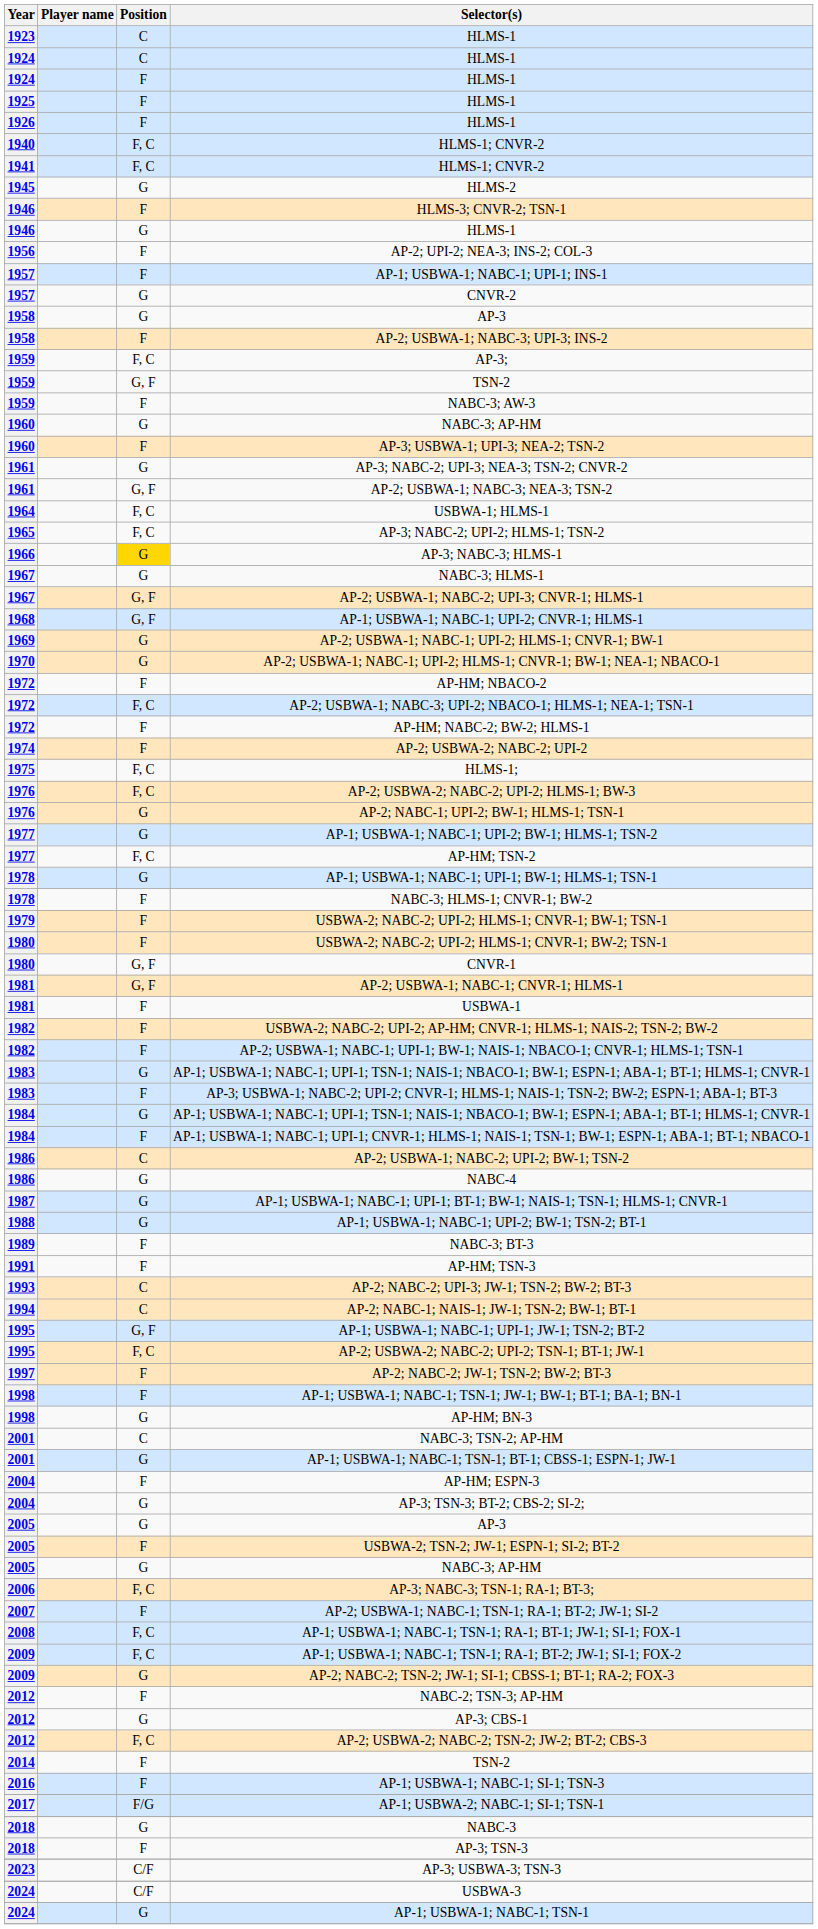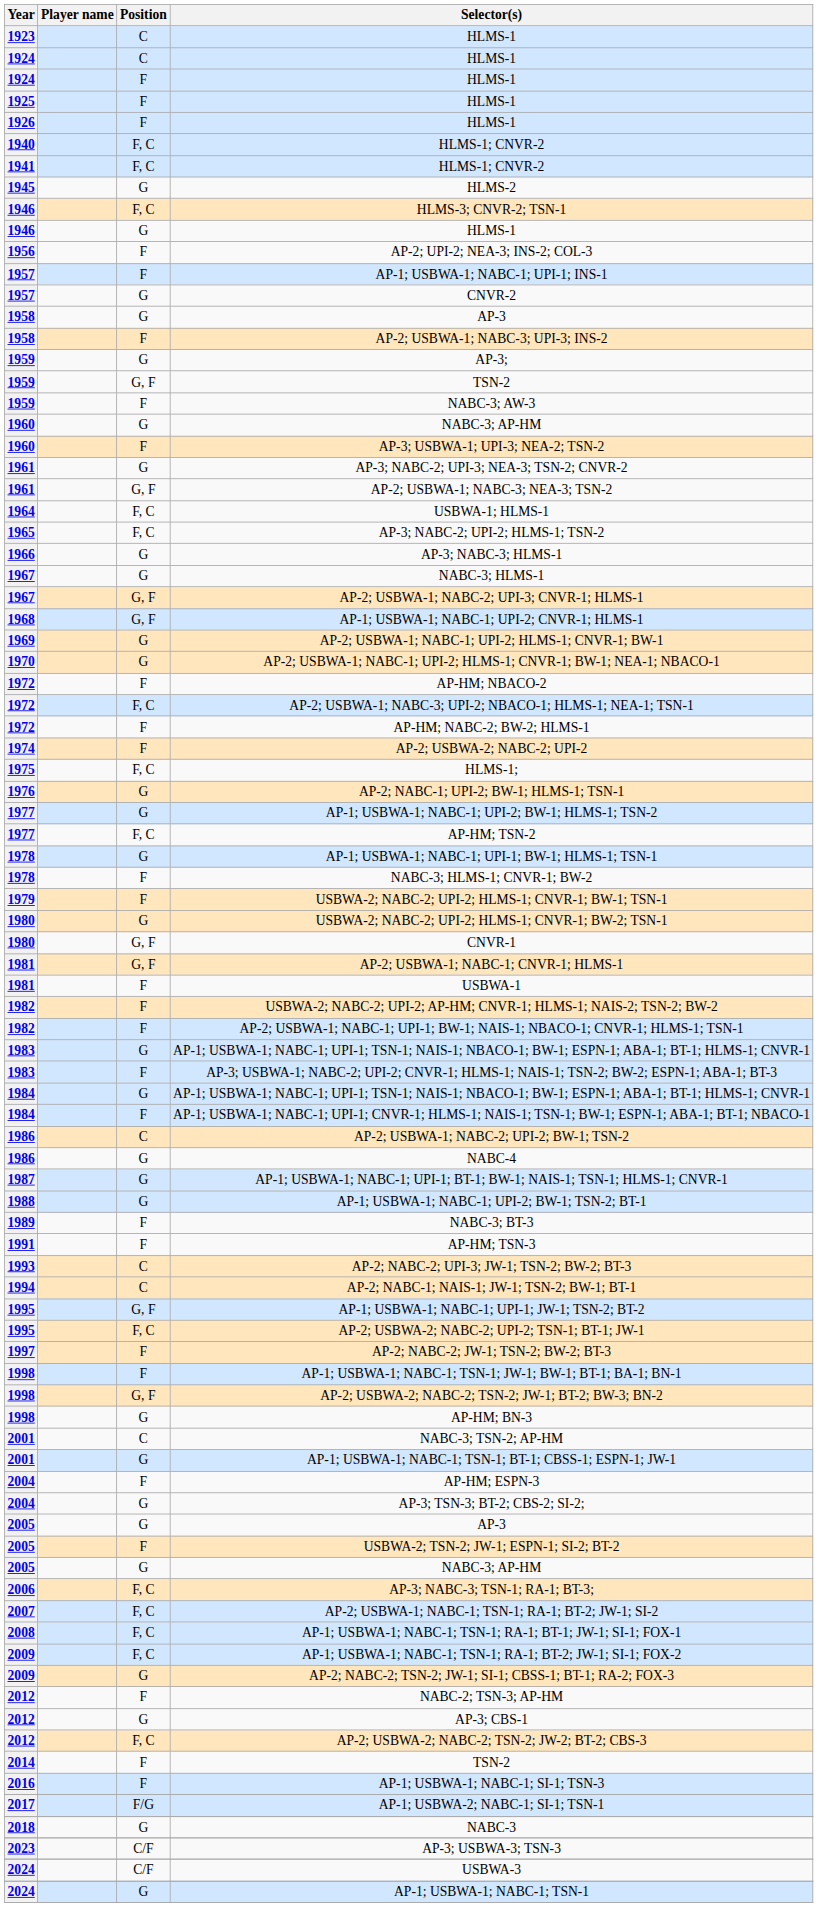(143, 209) F -> (143, 209) F, C
(143, 360) F, C -> (143, 360) G
(143, 554) gold background -> (143, 554) no background
- row: (21, 791)
(143, 942) F -> (143, 921) G
+ row: (21, 1395)
(143, 1611) F -> (143, 1611) F, C
- row: (21, 1848)
